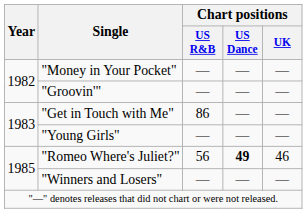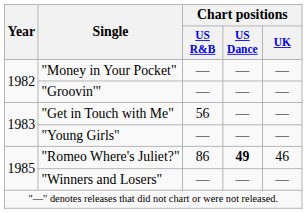(203, 113) 86 -> (203, 113) 56
(203, 157) 56 -> (203, 157) 86
